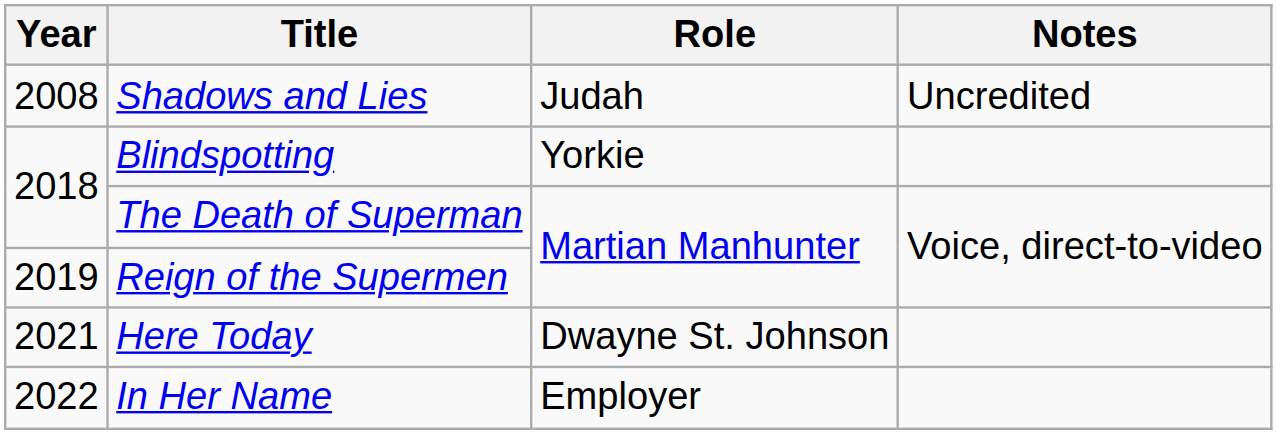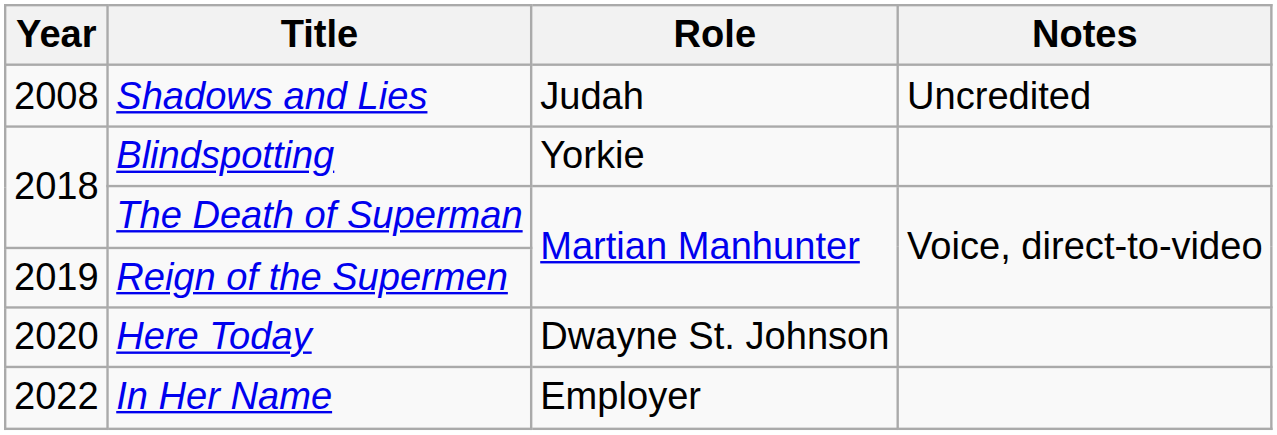(56, 336) 2021 -> (56, 336) 2020
